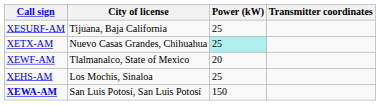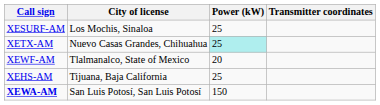(118, 28) Tijuana, Baja California -> (111, 28) Los Mochis, Sinaloa
(111, 76) Los Mochis, Sinaloa -> (118, 76) Tijuana, Baja California
